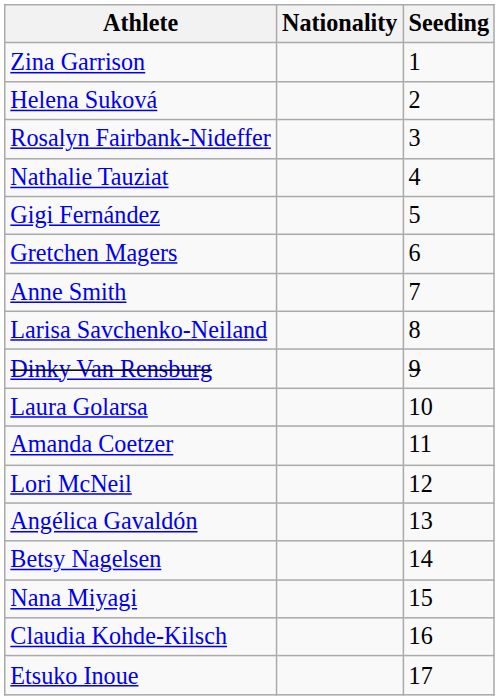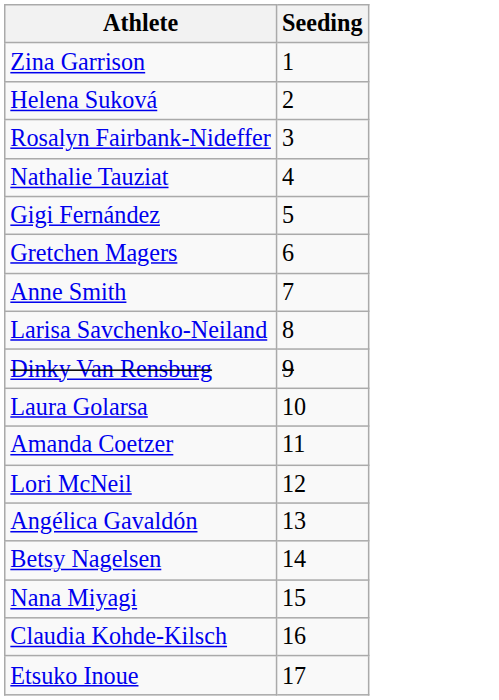- column: (340, 23)
